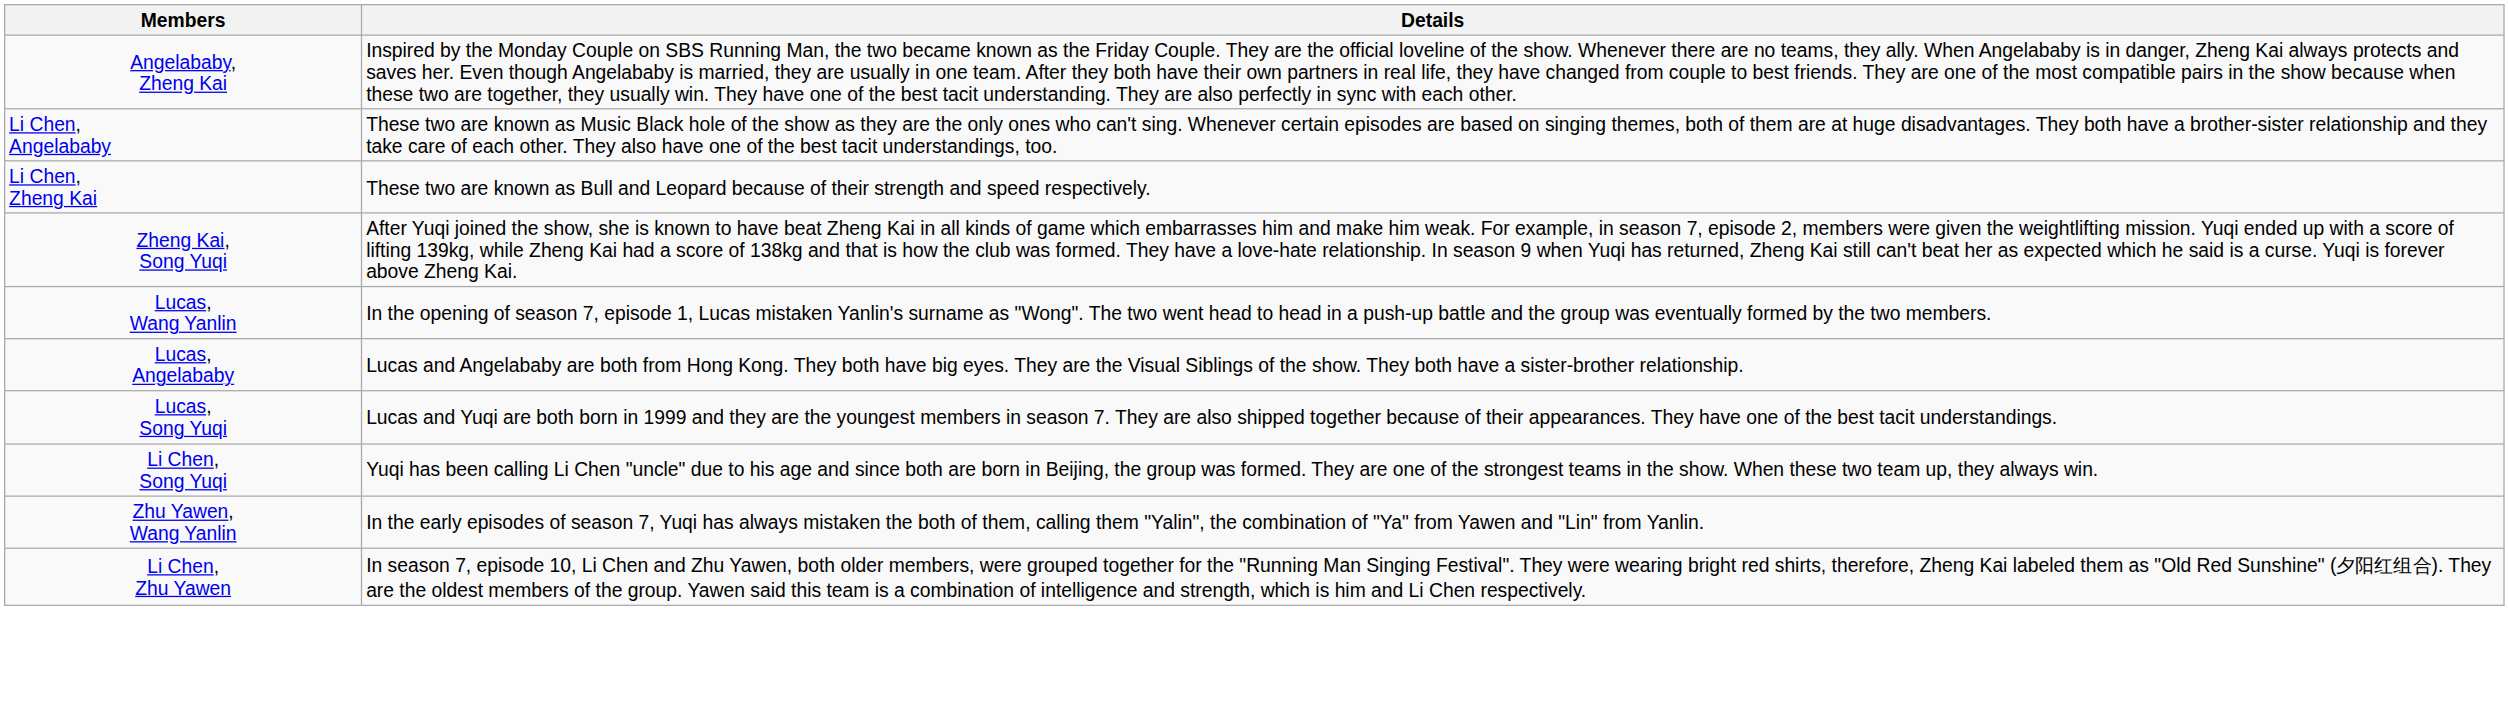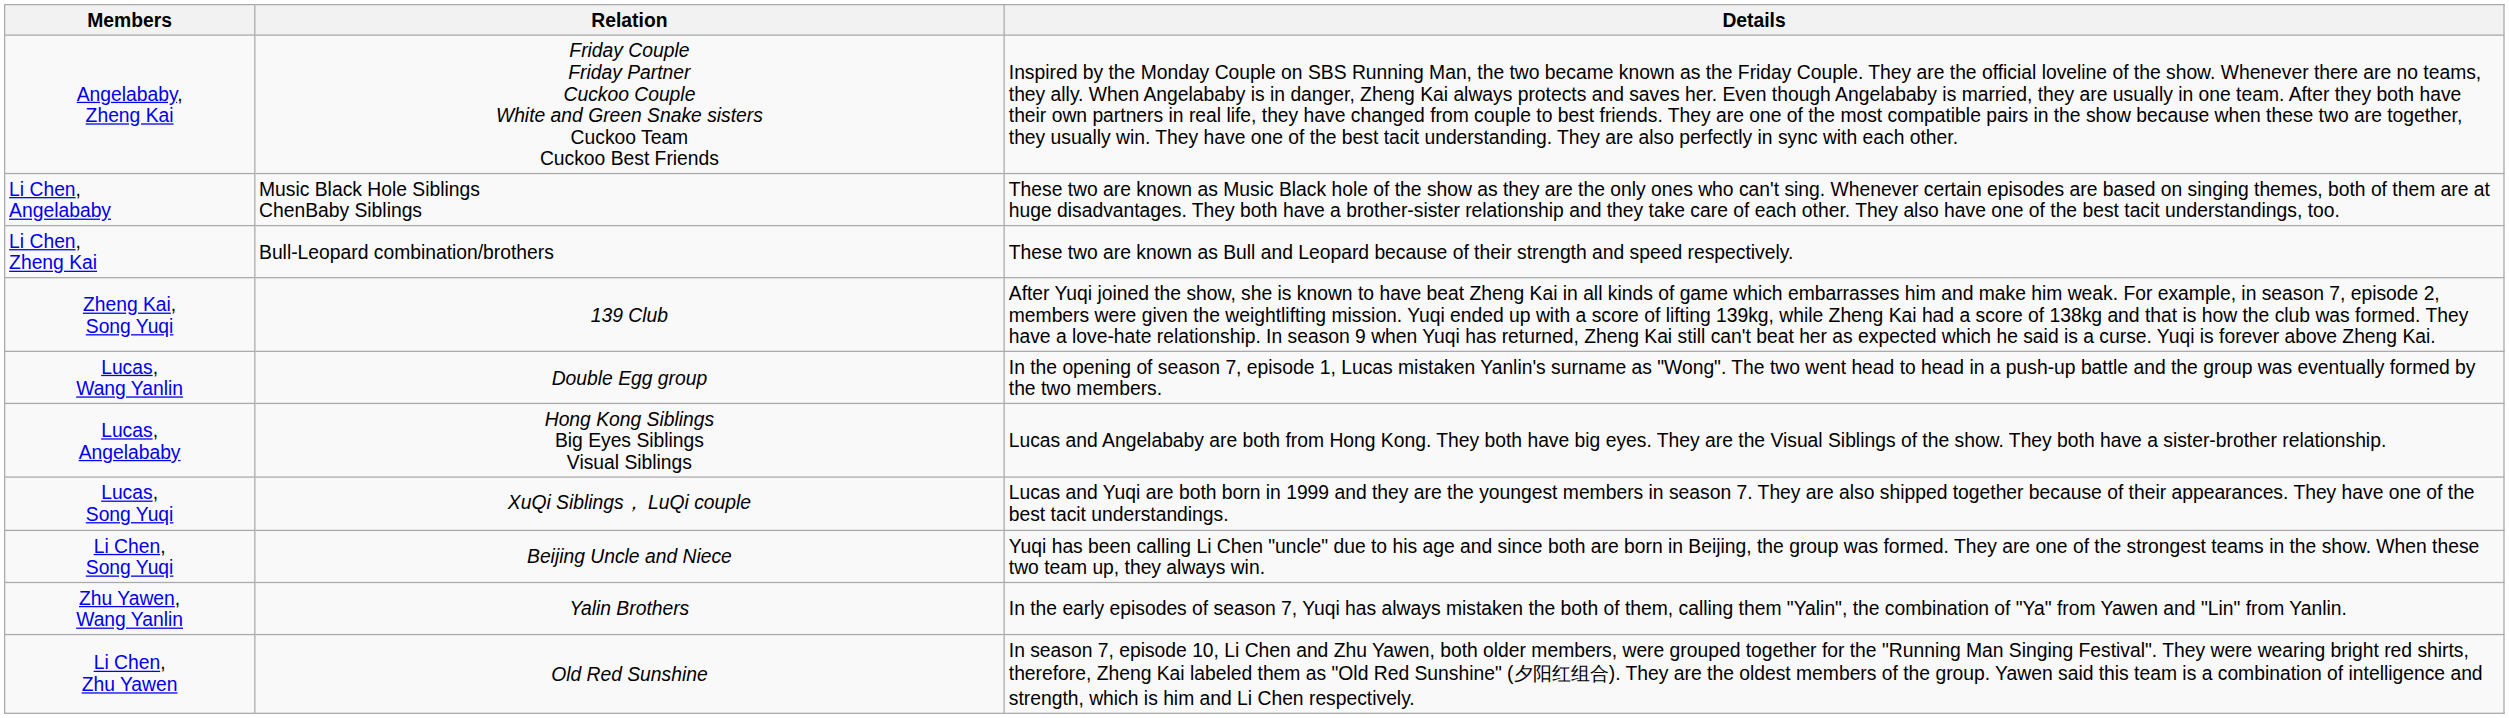+ column: (629, 20)
